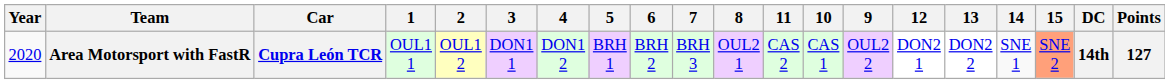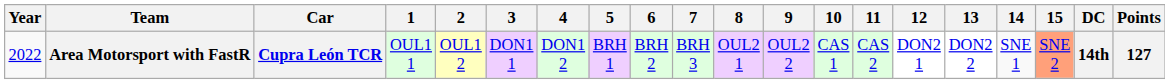columns swapped: (868, 17) <-> (784, 17)
(25, 54) 2020 -> (25, 54) 2022
